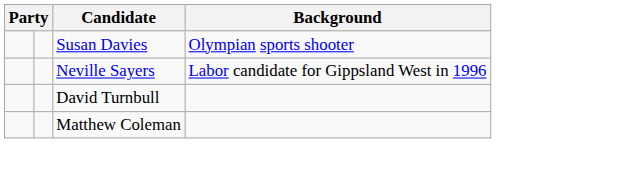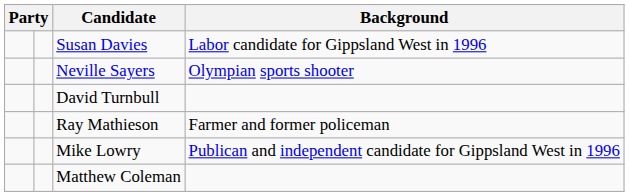(271, 44) Olympian sports shooter -> (338, 44) Labor candidate for Gippsland West in 1996
(338, 71) Labor candidate for Gippsland West in 1996 -> (271, 71) Olympian sports shooter
+ row: (107, 124)
+ row: (98, 151)
